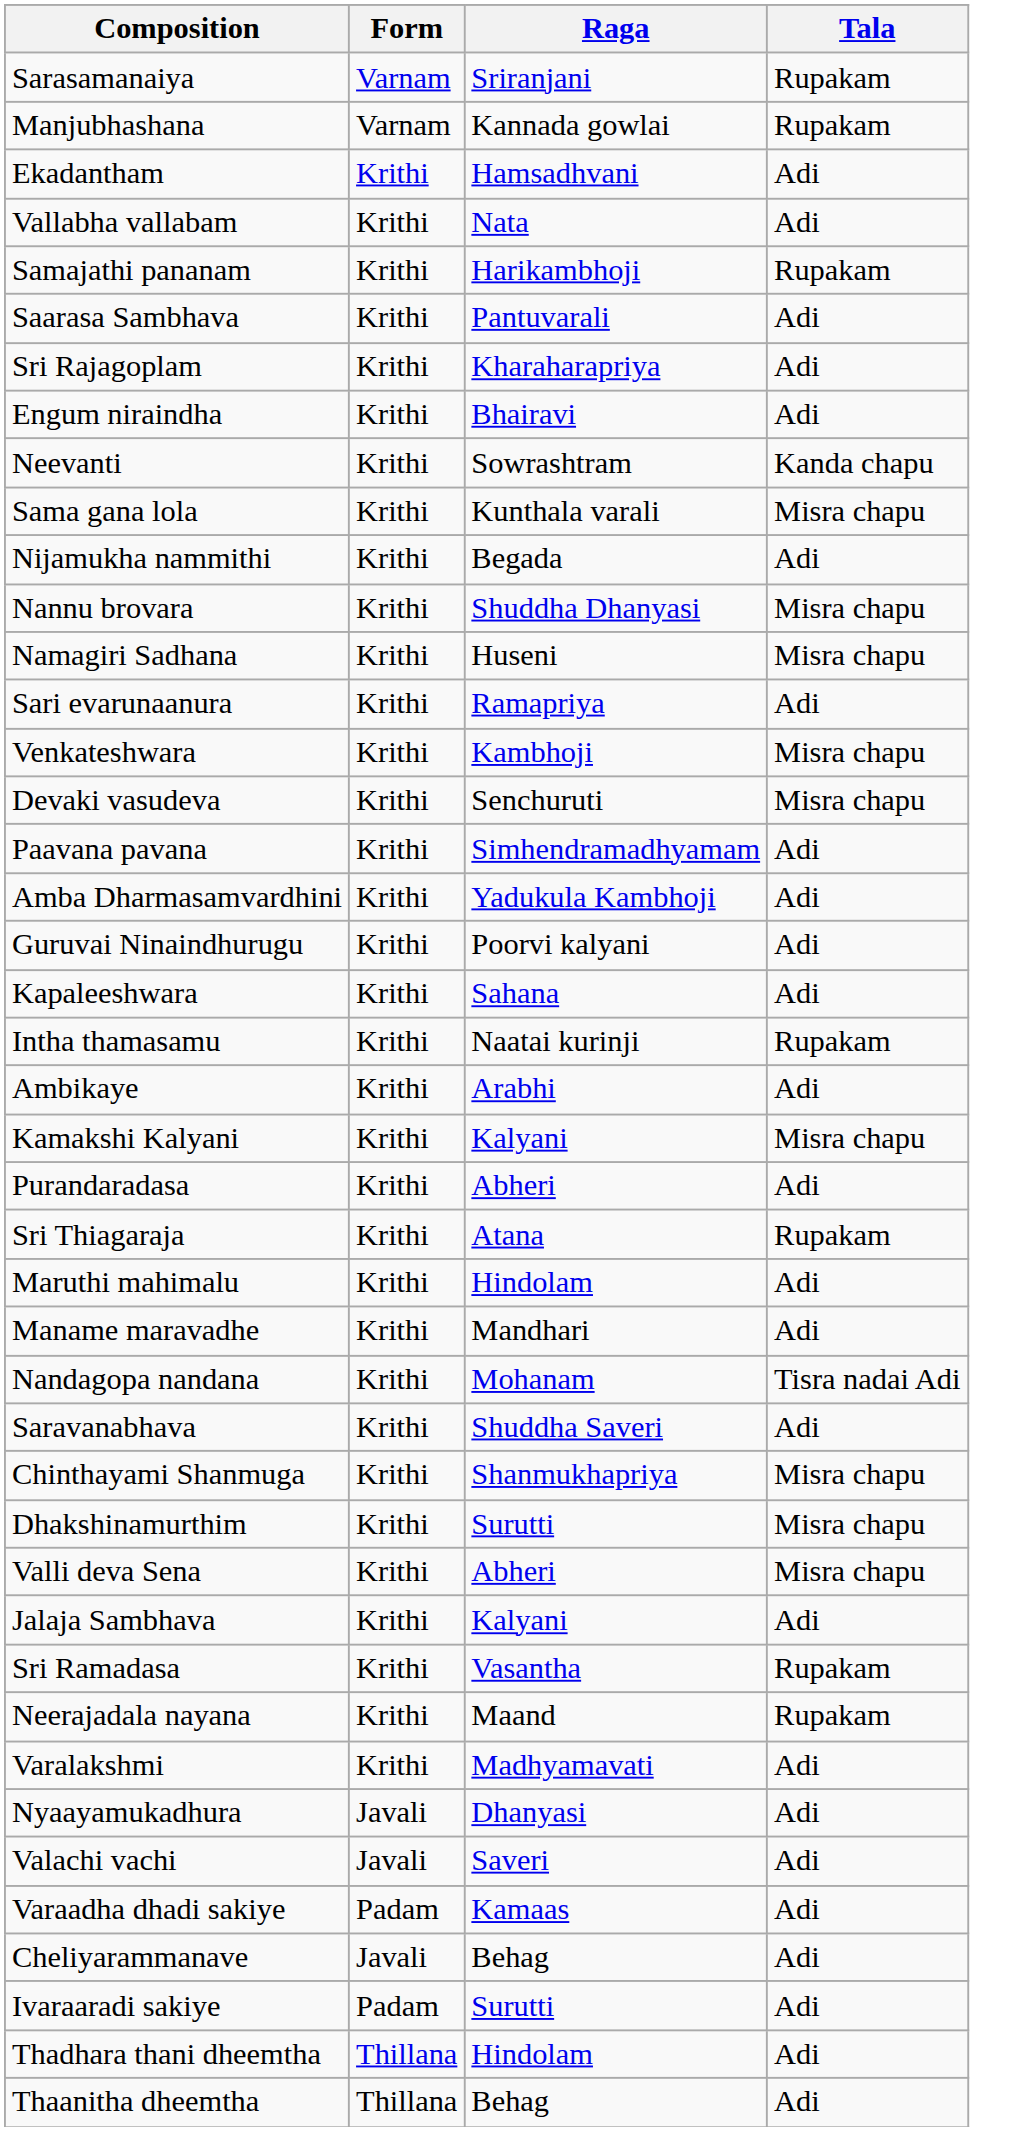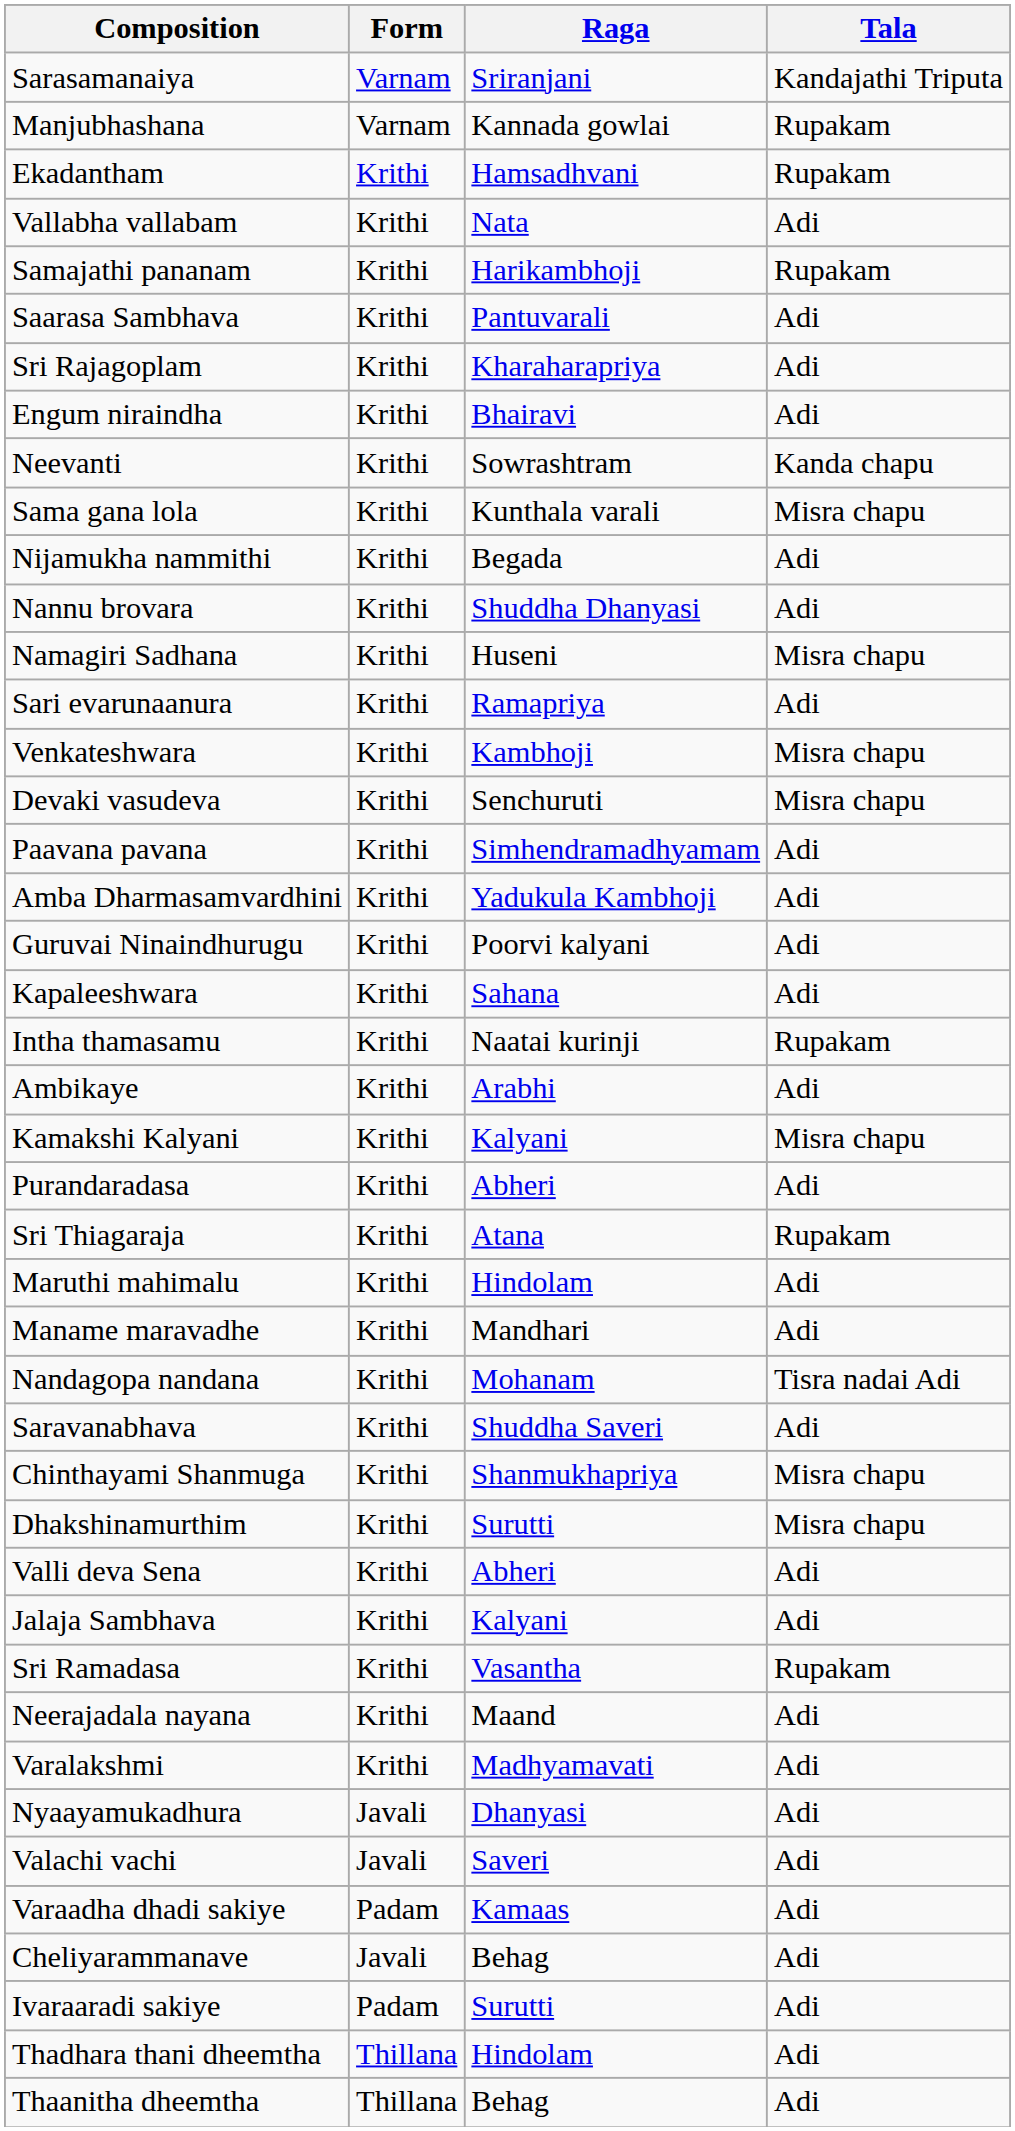(832, 76) Rupakam -> (889, 76) Kandajathi Triputa
(797, 173) Adi -> (832, 173) Rupakam
(850, 607) Misra chapu -> (797, 607) Adi
(850, 1571) Misra chapu -> (797, 1571) Adi
(832, 1716) Rupakam -> (797, 1716) Adi
